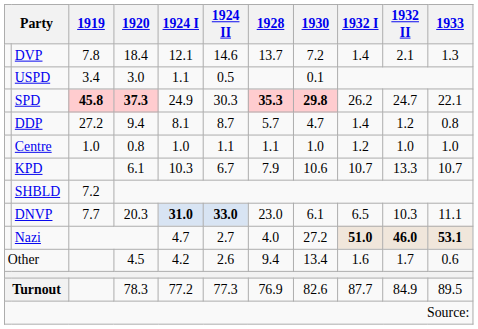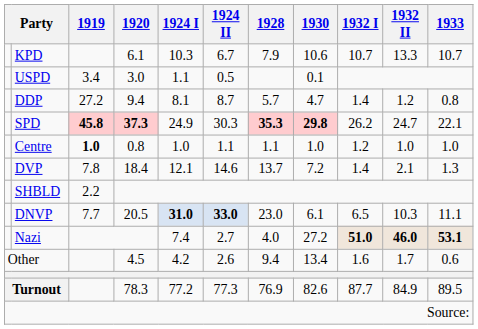rows swapped: (29, 169) <-> (29, 55)
rows swapped: (28, 101) <-> (29, 123)
(91, 146) normal -> (91, 146) bold
(91, 192) 7.2 -> (91, 192) 2.2
(136, 215) 20.3 -> (136, 215) 20.5
(181, 237) 4.7 -> (181, 237) 7.4
